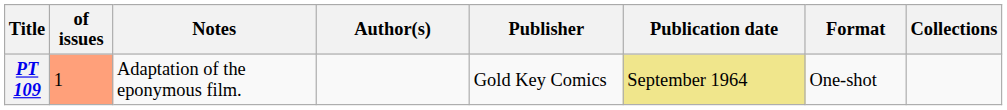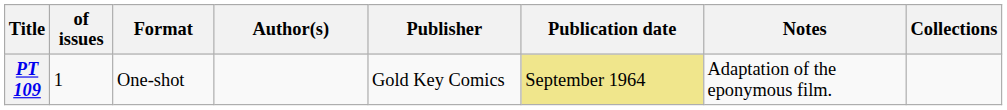columns swapped: (856, 29) <-> (214, 29)
(58, 79) lightsalmon background -> (58, 79) no background
